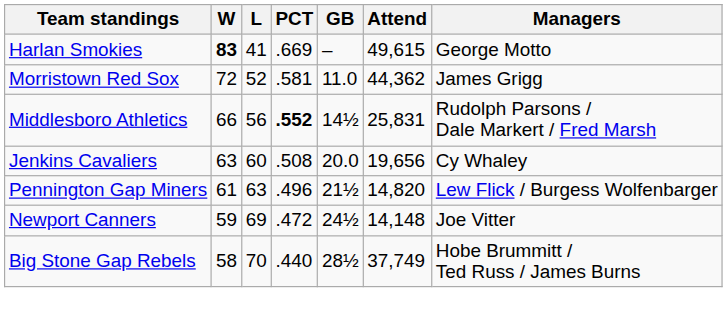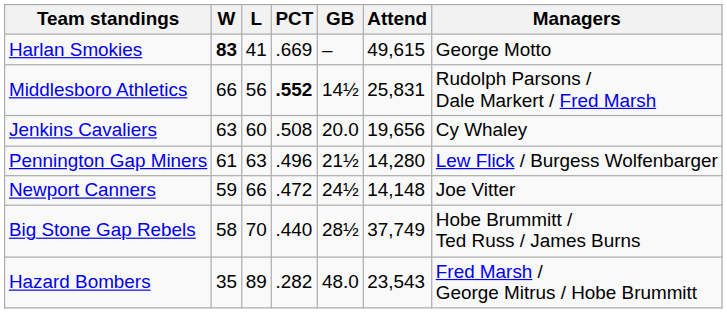- row: (94, 79)
(396, 190) 14,820 -> (396, 160) 14,280
(256, 220) 69 -> (256, 190) 66
+ row: (80, 282)
